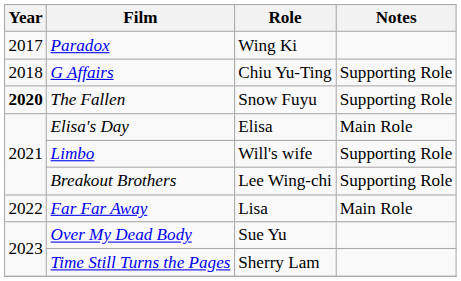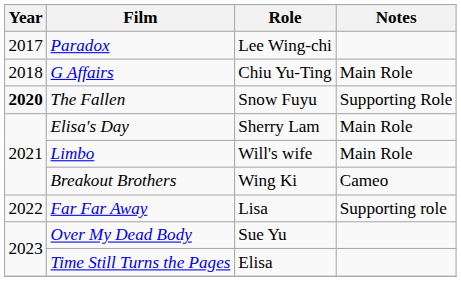(268, 45) Wing Ki -> (285, 45) Lee Wing-chi
(396, 72) Supporting Role -> (376, 72) Main Role
(255, 126) Elisa -> (279, 126) Sherry Lam
(396, 153) Supporting Role -> (376, 153) Main Role
(285, 180) Lee Wing-chi -> (268, 180) Wing Ki
(396, 180) Supporting Role -> (364, 180) Cameo
(376, 208) Main Role -> (393, 208) Supporting role
(279, 262) Sherry Lam -> (255, 262) Elisa
